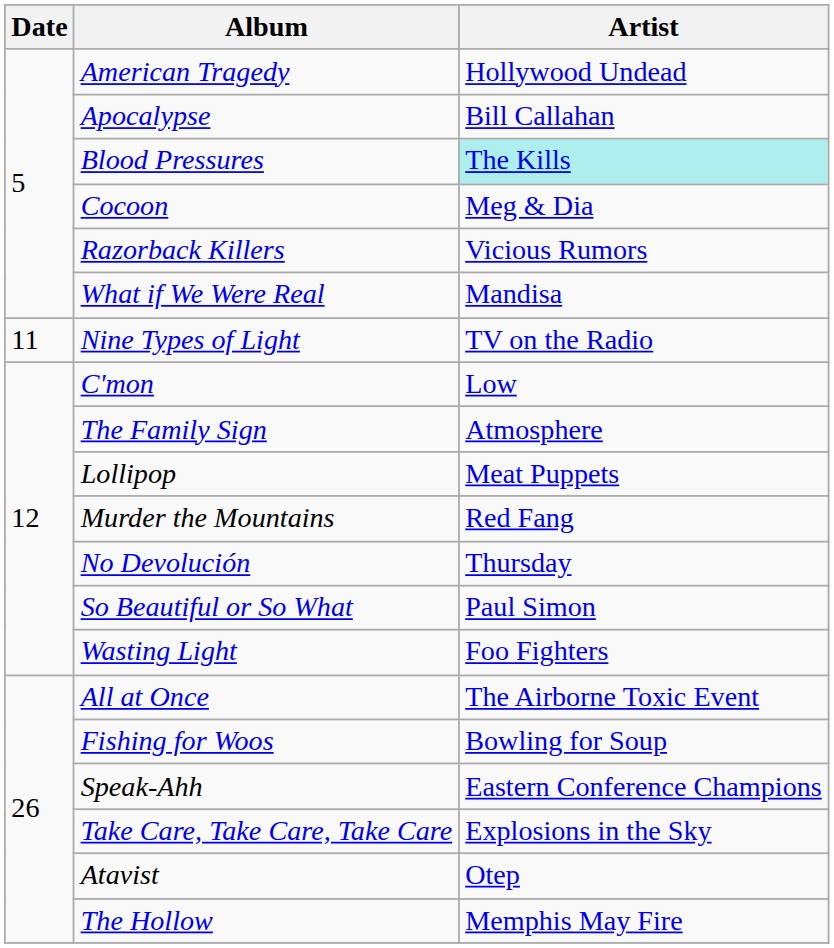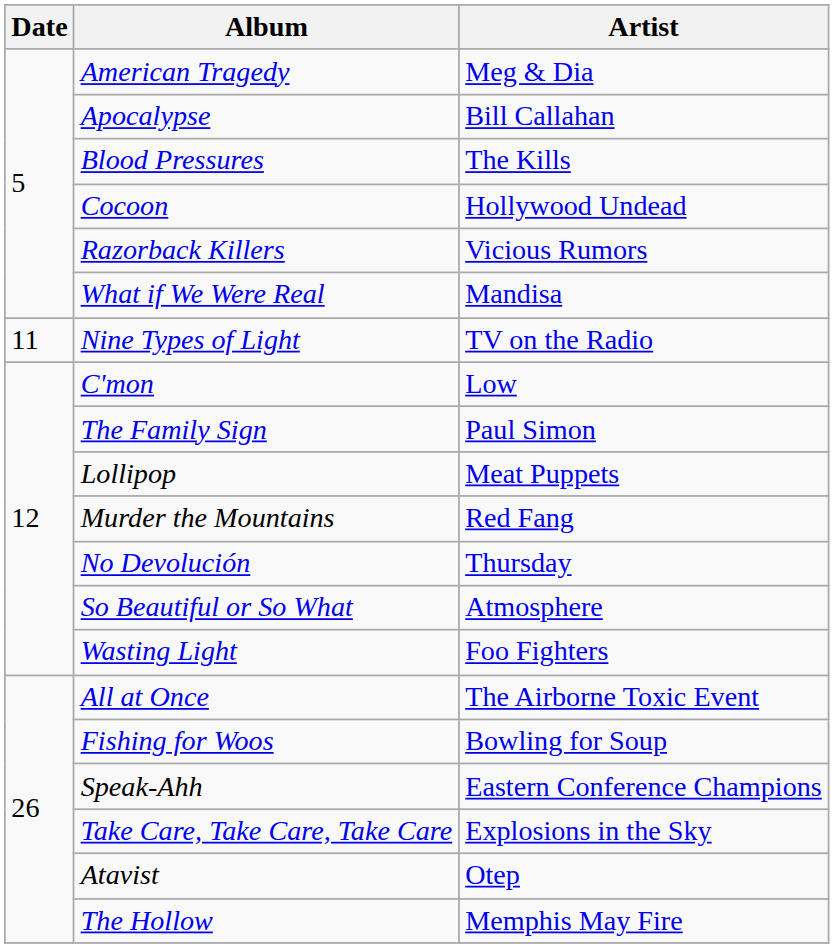(576, 71) Hollywood Undead -> (529, 71) Meg & Dia
(518, 160) paleturquoise background -> (518, 160) no background
(529, 205) Meg & Dia -> (576, 205) Hollywood Undead
(534, 428) Atmosphere -> (531, 428) Paul Simon
(531, 607) Paul Simon -> (534, 607) Atmosphere
